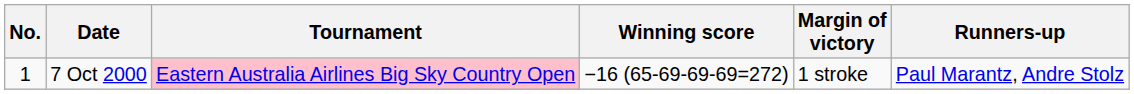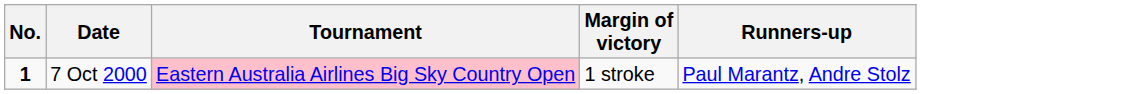- column: (686, 32)
(25, 74) normal -> (25, 74) bold
